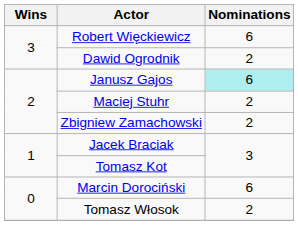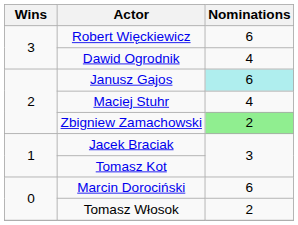(249, 58) 2 -> (249, 58) 4
(249, 101) 2 -> (249, 101) 4
(249, 123) no background -> (249, 123) lightgreen background
